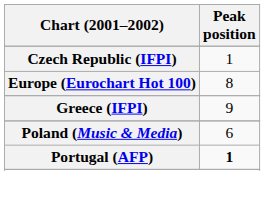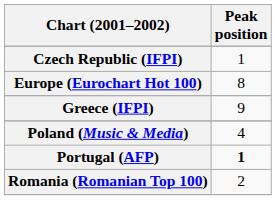(229, 132) 6 -> (241, 132) 4
+ row: (108, 181)
